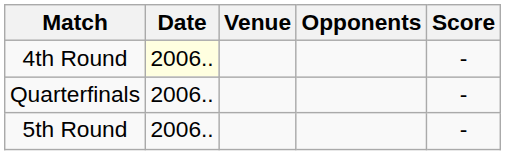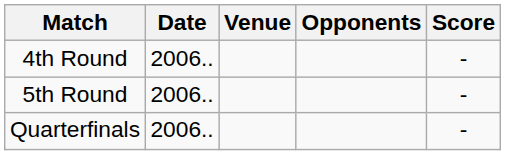(182, 58) lightyellow background -> (182, 58) no background
rows swapped: (75, 130) <-> (75, 94)
